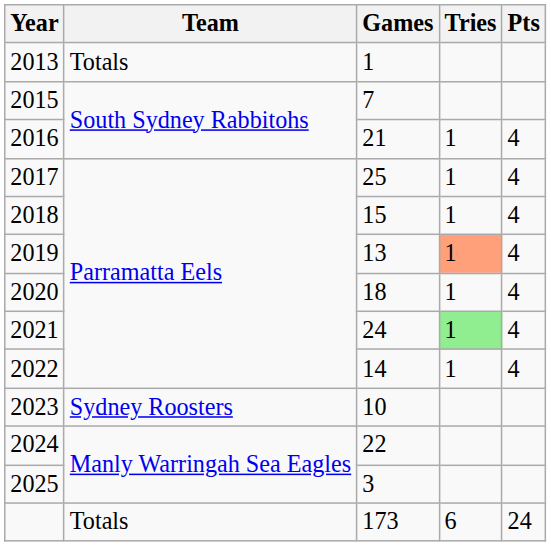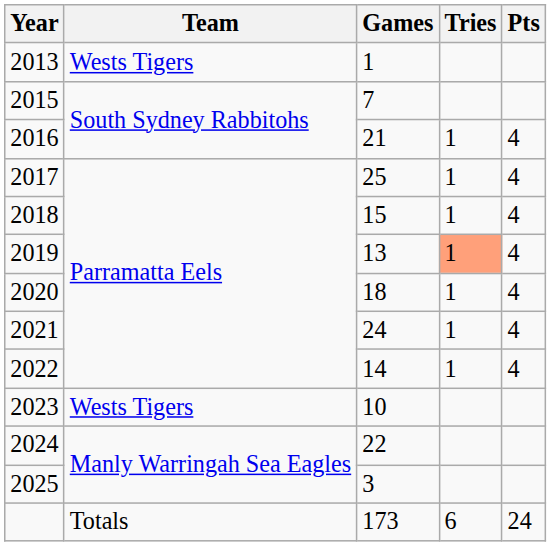(99, 61) Totals -> (132, 61) Wests Tigers
(451, 330) lightgreen background -> (451, 330) no background
(151, 406) Sydney Roosters -> (132, 406) Wests Tigers
